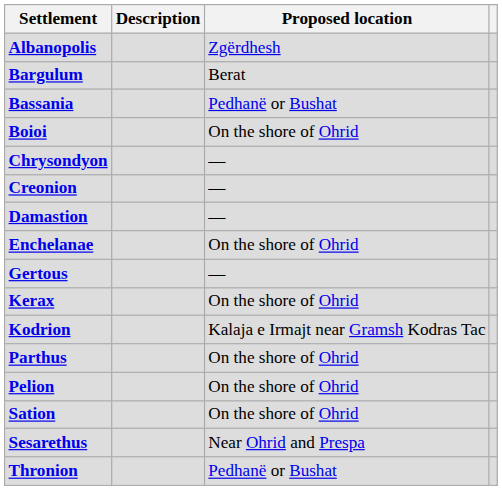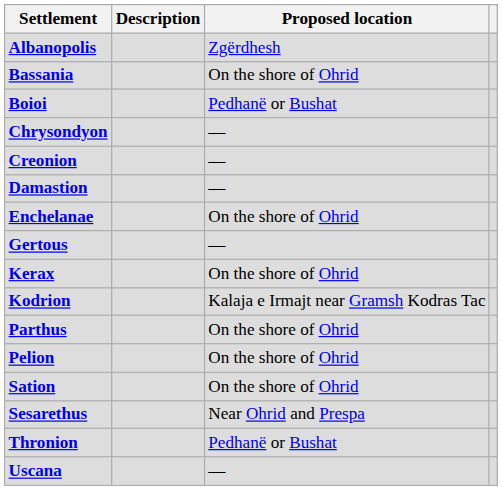- row: (46, 75)
(273, 103) Pedhanë or Bushat -> (283, 75) On the shore of Ohrid
(283, 132) On the shore of Ohrid -> (273, 103) Pedhanë or Bushat
+ row: (35, 471)
